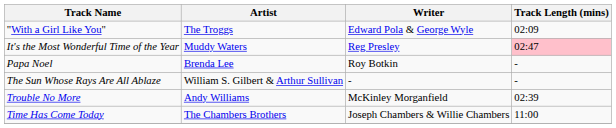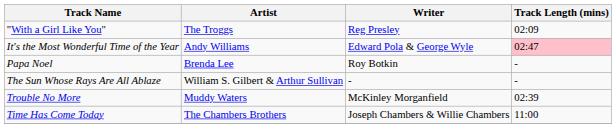(411, 30) Edward Pola & George Wyle -> (374, 30) Reg Presley
(215, 47) Muddy Waters -> (216, 47) Andy Williams
(374, 47) Reg Presley -> (411, 47) Edward Pola & George Wyle
(216, 98) Andy Williams -> (215, 98) Muddy Waters
